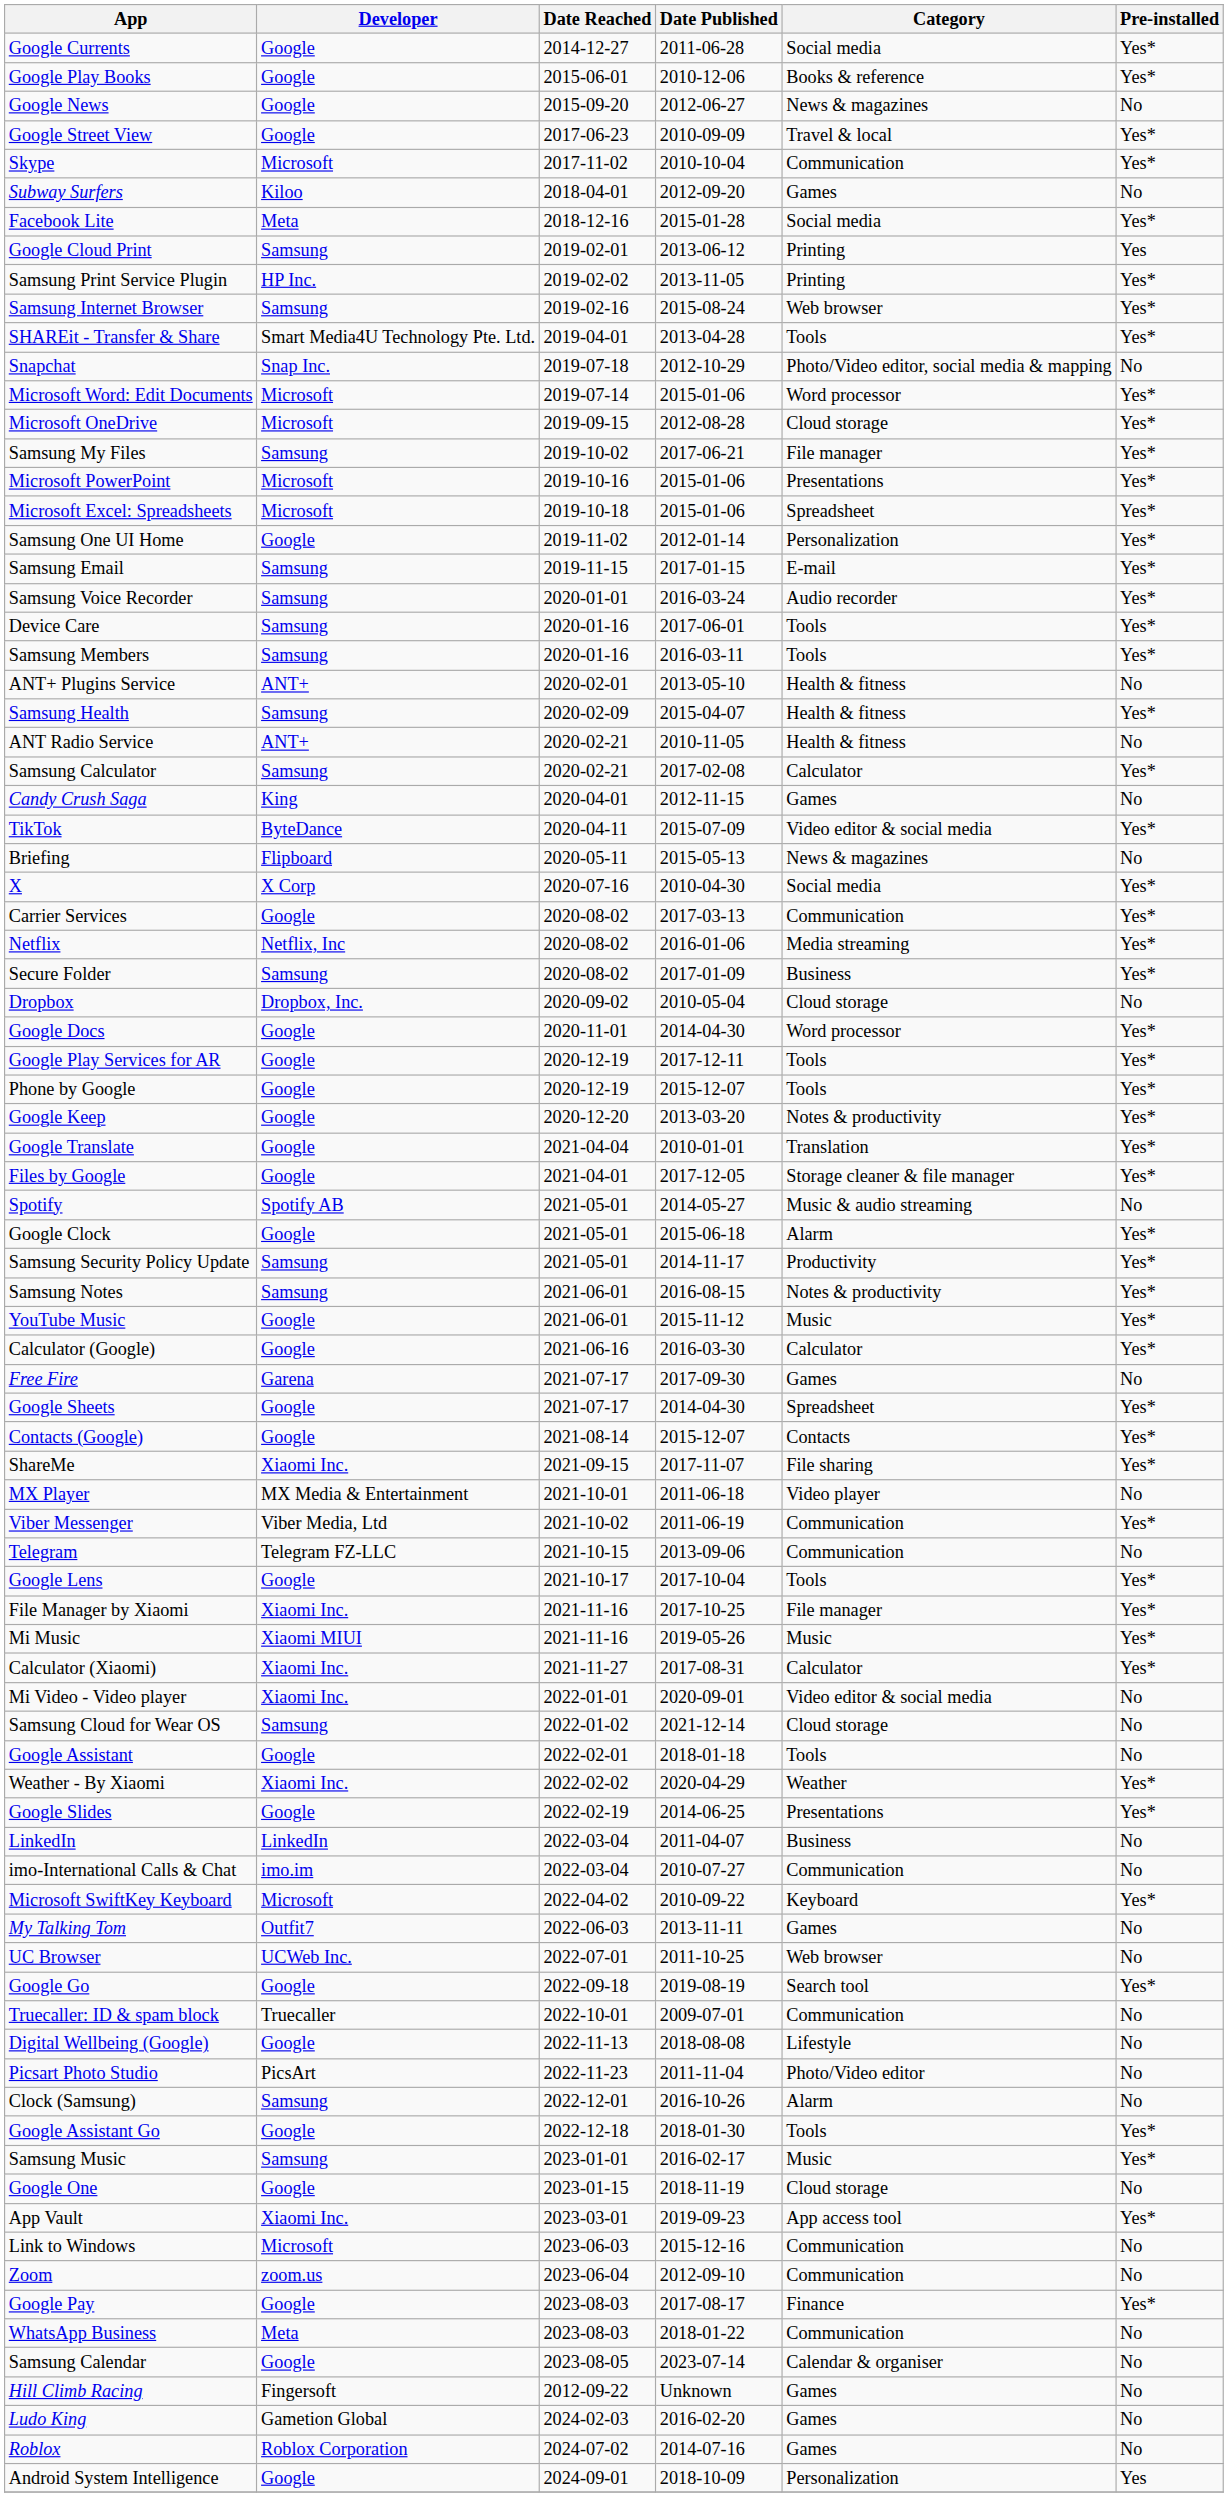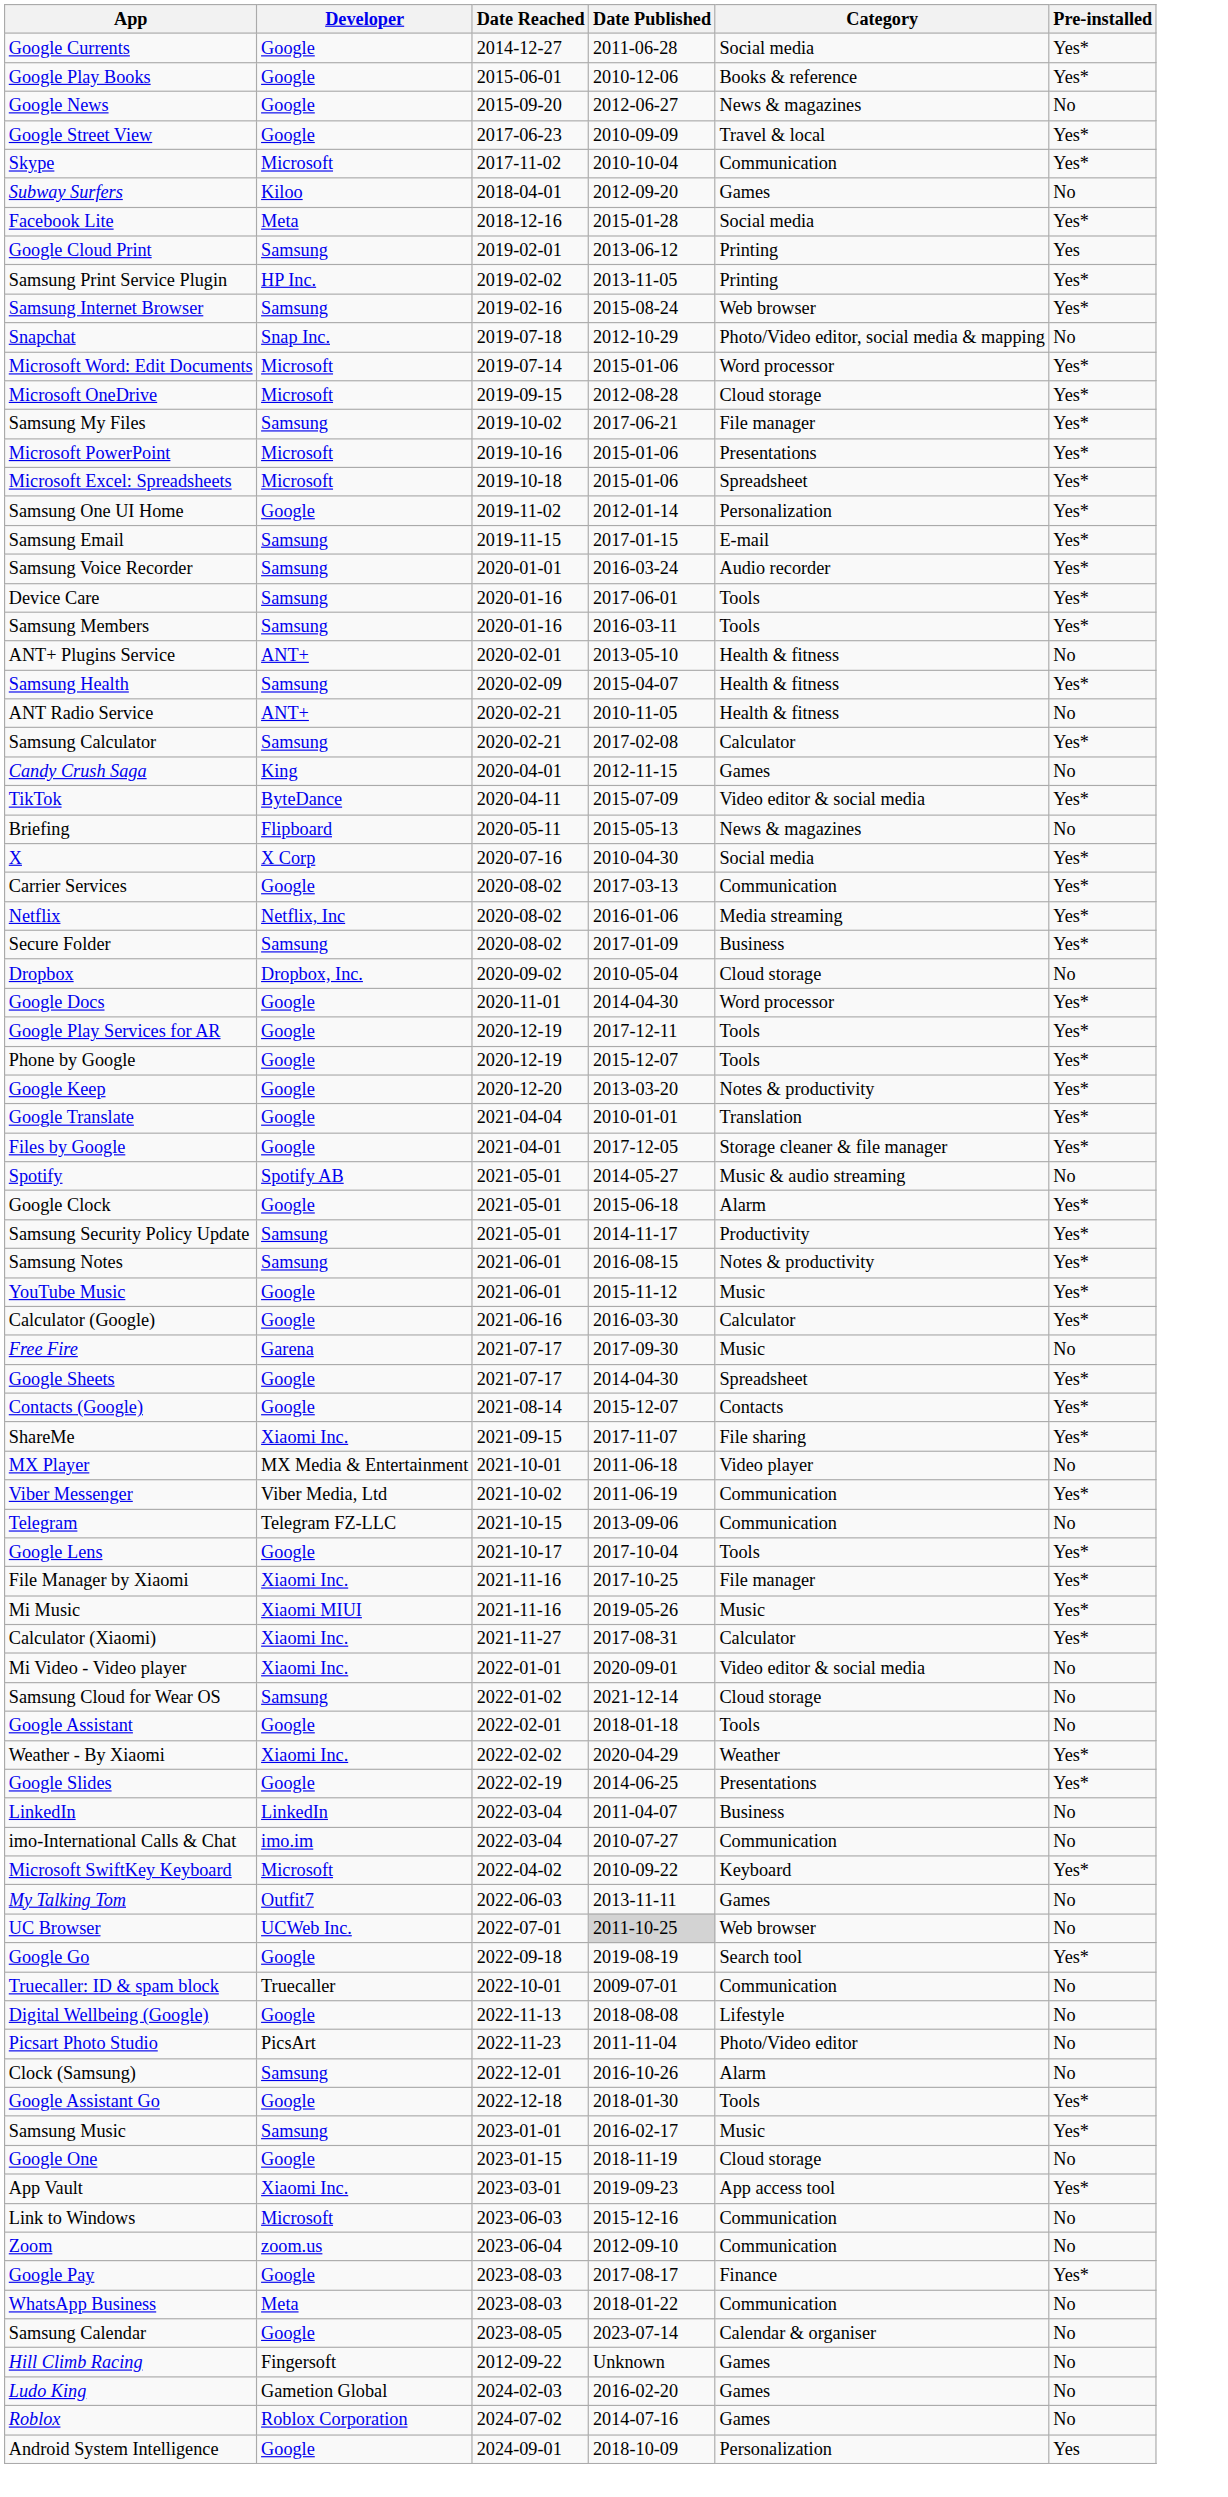- row: (114, 337)
(812, 1378) Games -> (742, 1349) Music
(702, 1957) no background -> (635, 1928) lightgrey background
